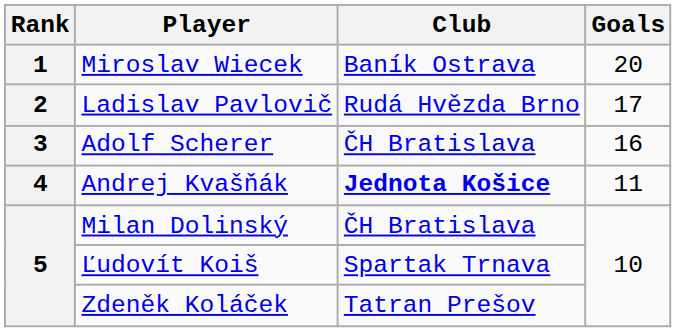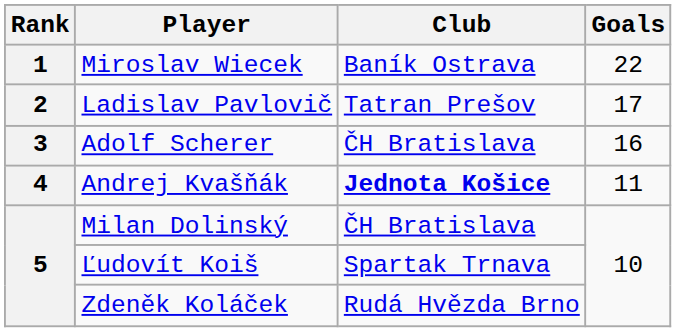(628, 65) 20 -> (628, 65) 22
(462, 105) Rudá Hvězda Brno -> (440, 105) Tatran Prešov
(440, 305) Tatran Prešov -> (462, 305) Rudá Hvězda Brno
